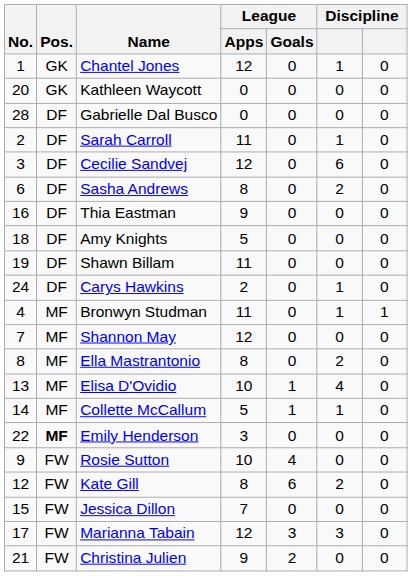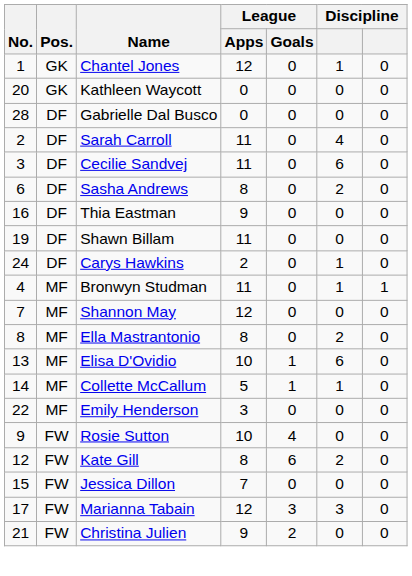(340, 139) 1 -> (340, 139) 4
(244, 164) 12 -> (244, 164) 11
- row: (124, 238)
(340, 386) 4 -> (340, 361) 6
(57, 435) bold -> (57, 410) normal
